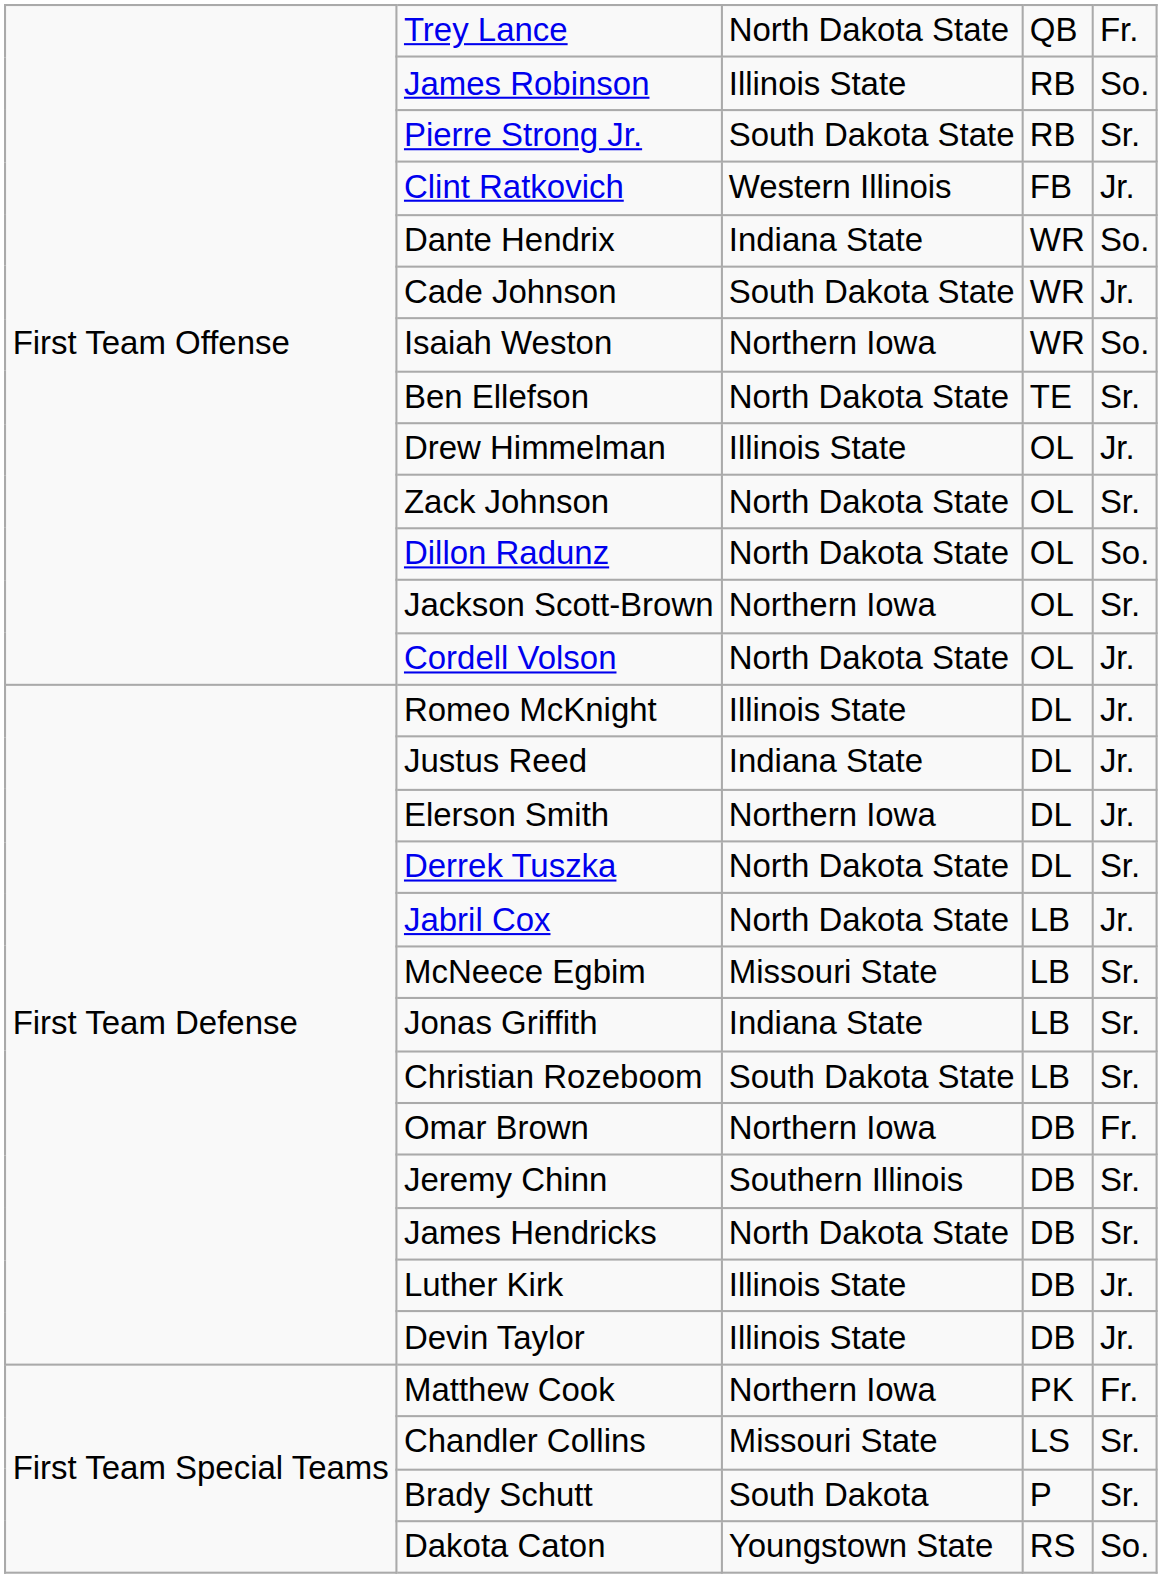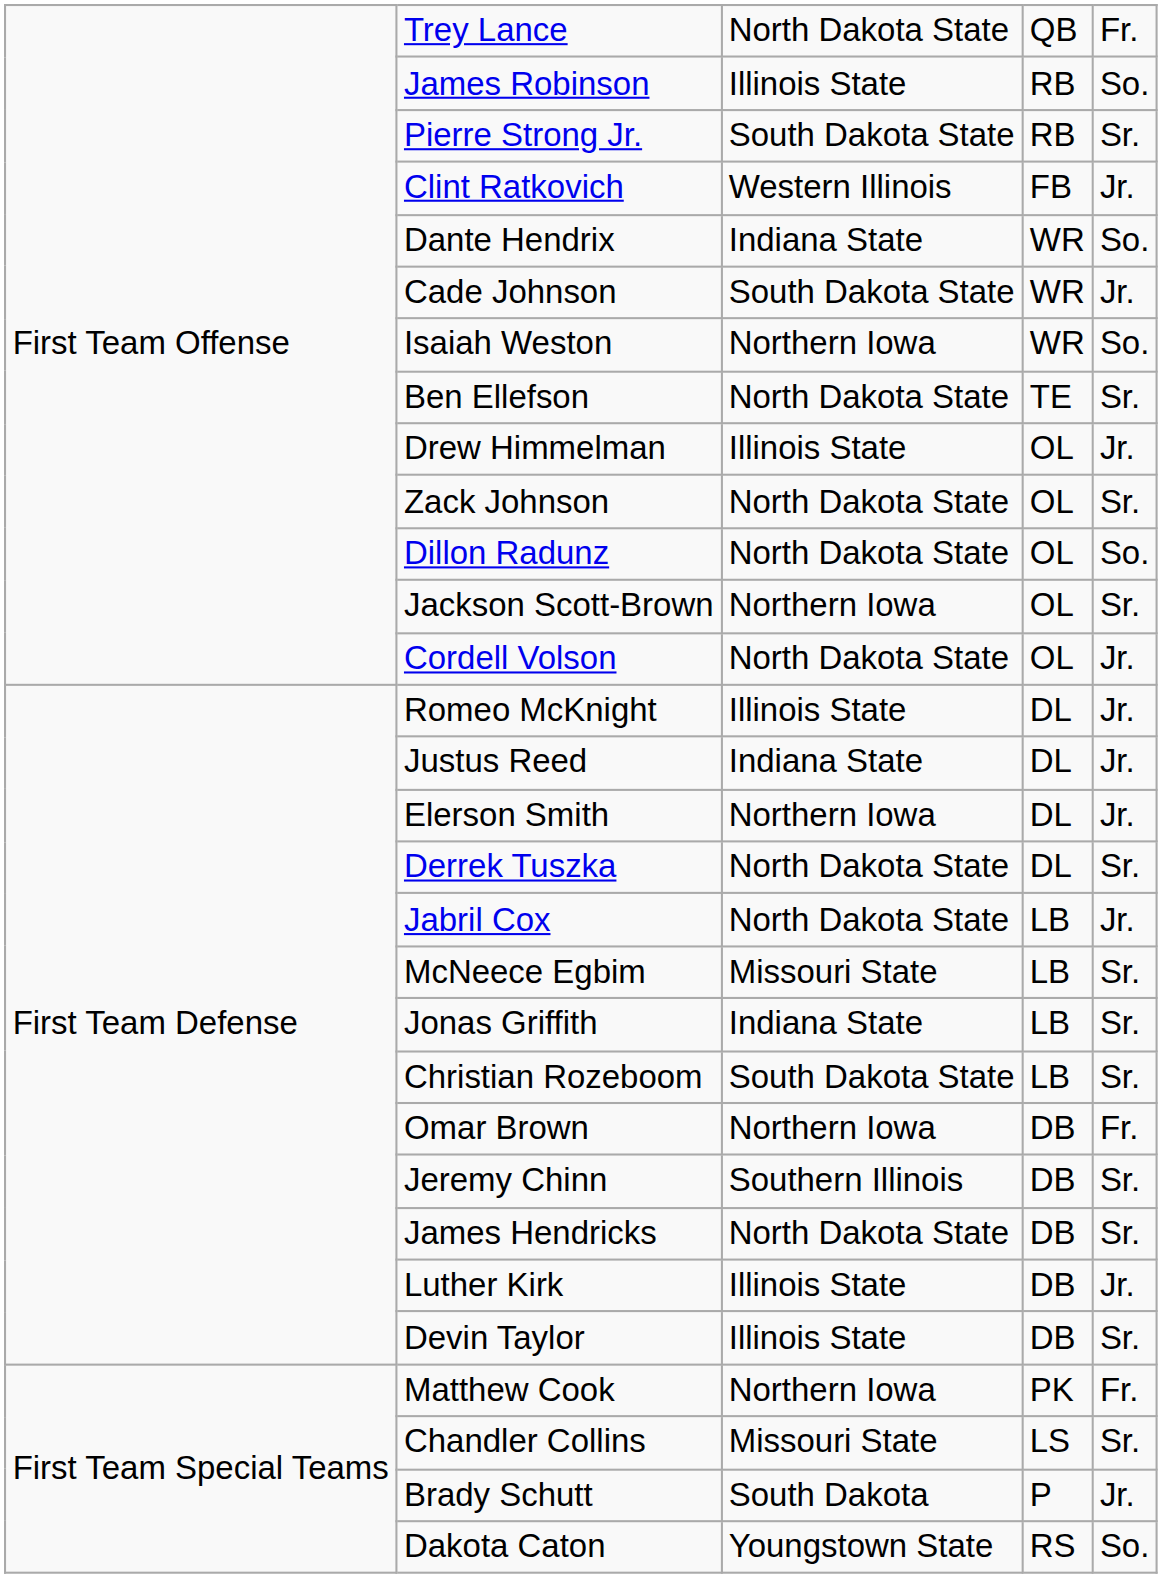(1117, 1337) Jr. -> (1120, 1337) Sr.
(1120, 1494) Sr. -> (1117, 1494) Jr.
